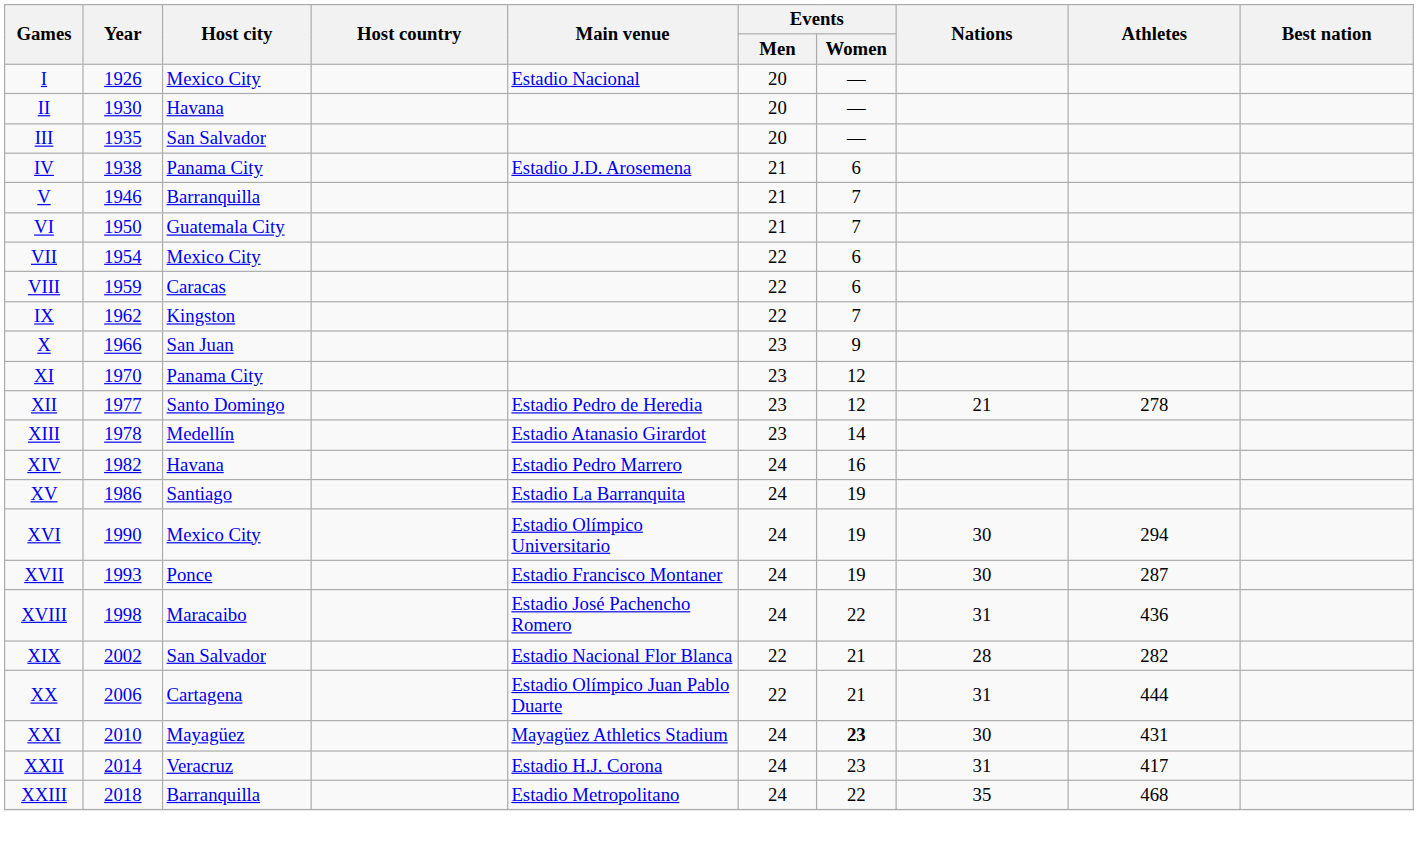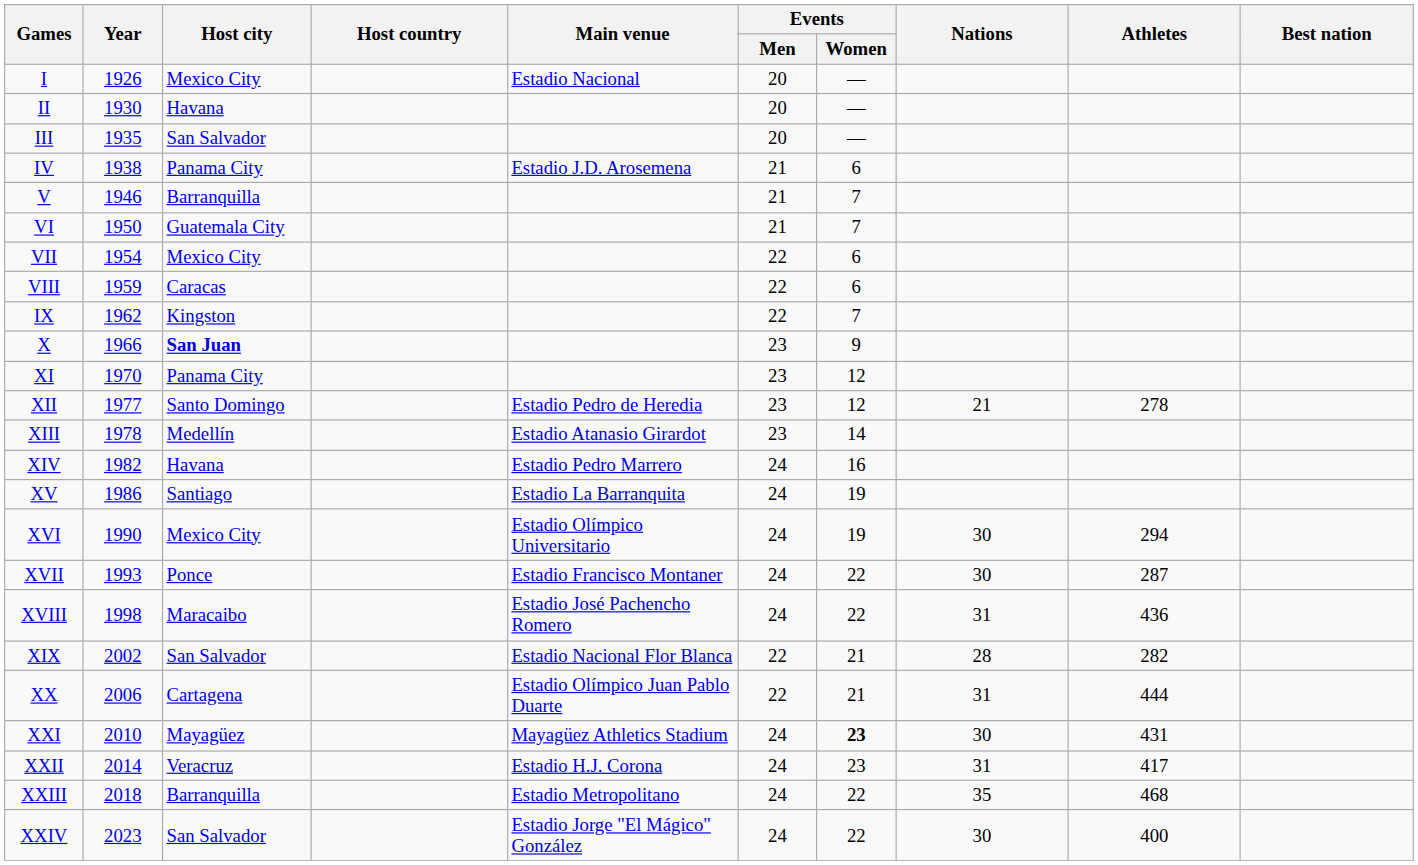(200, 345) normal -> (204, 345) bold
(856, 574) 19 -> (856, 574) 22
+ row: (44, 835)
